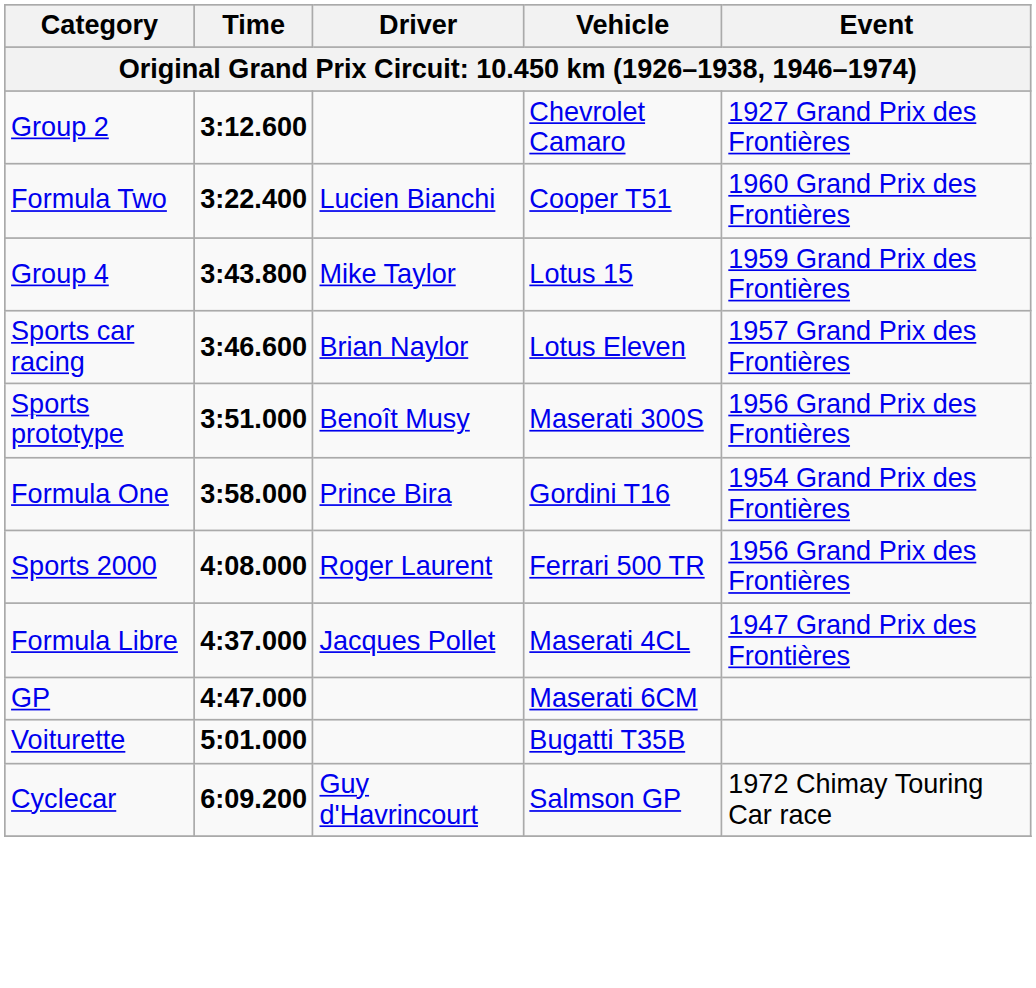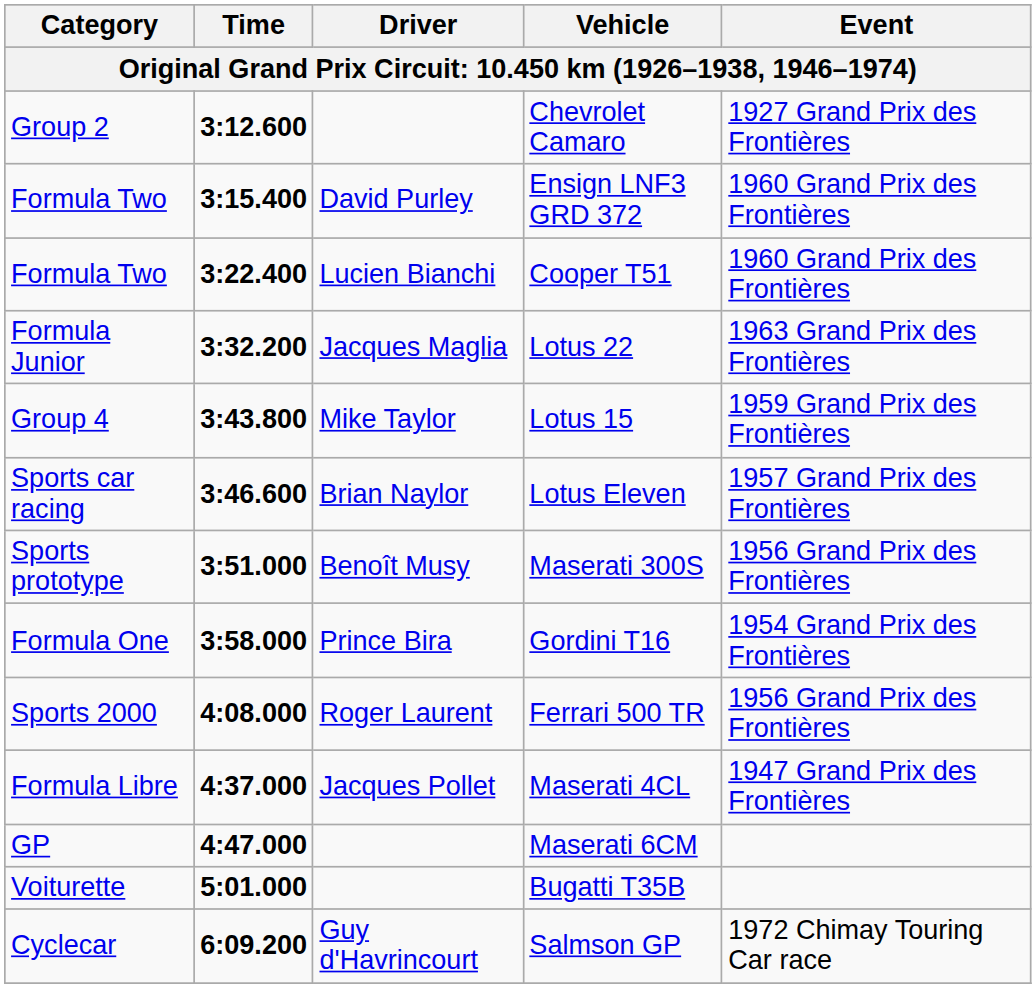+ row: (608, 200)
+ row: (581, 346)
